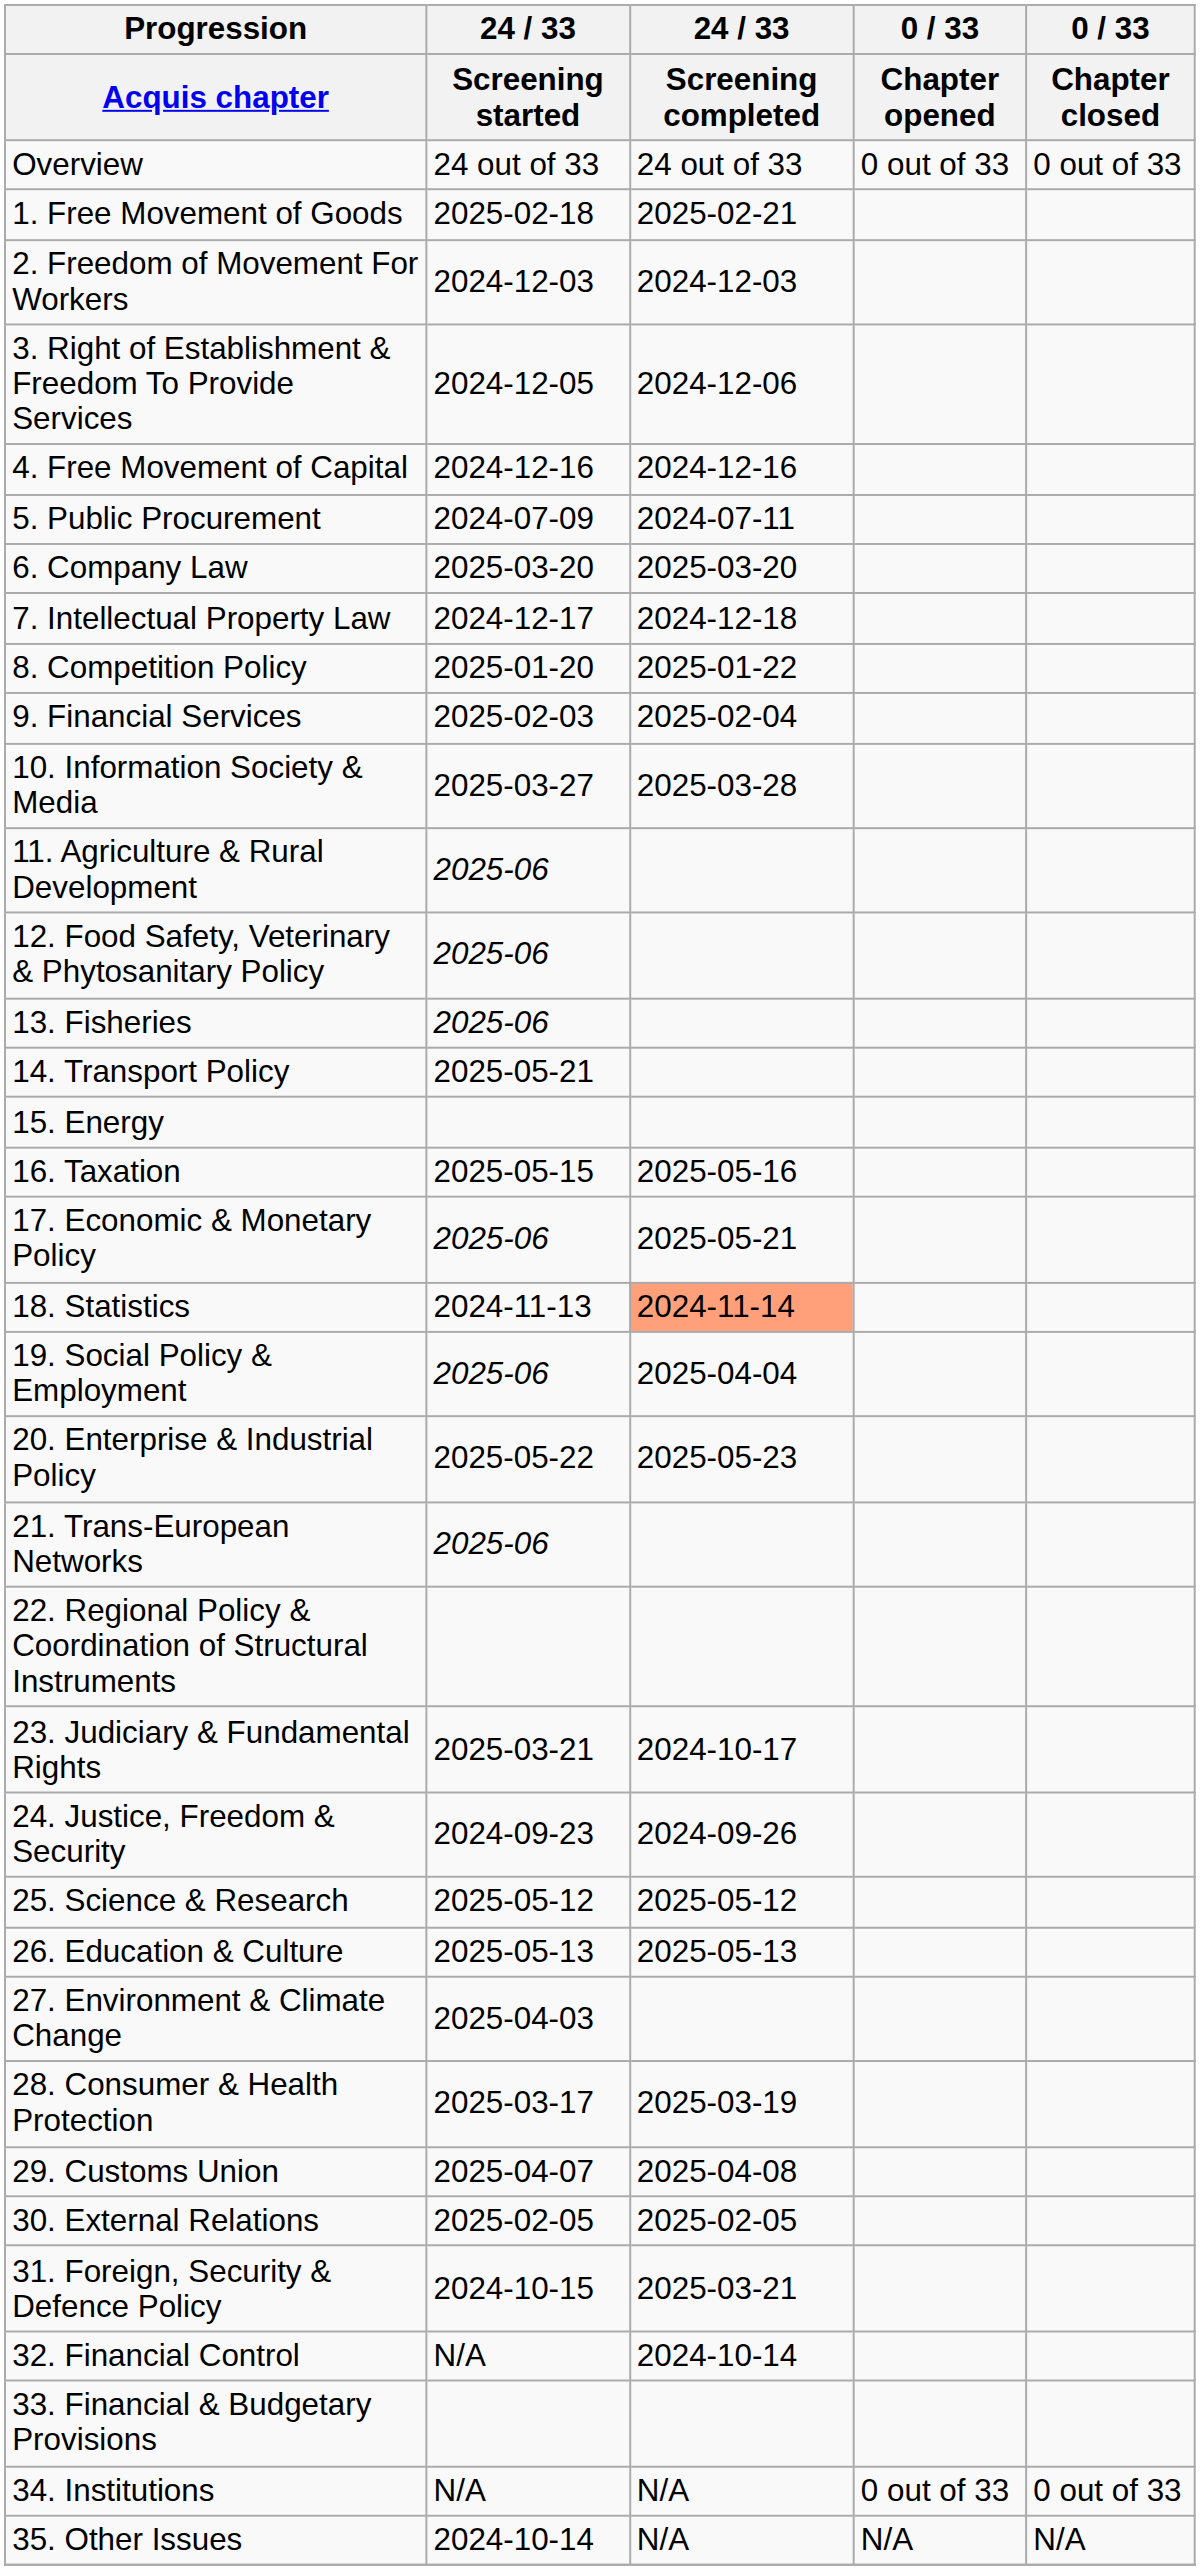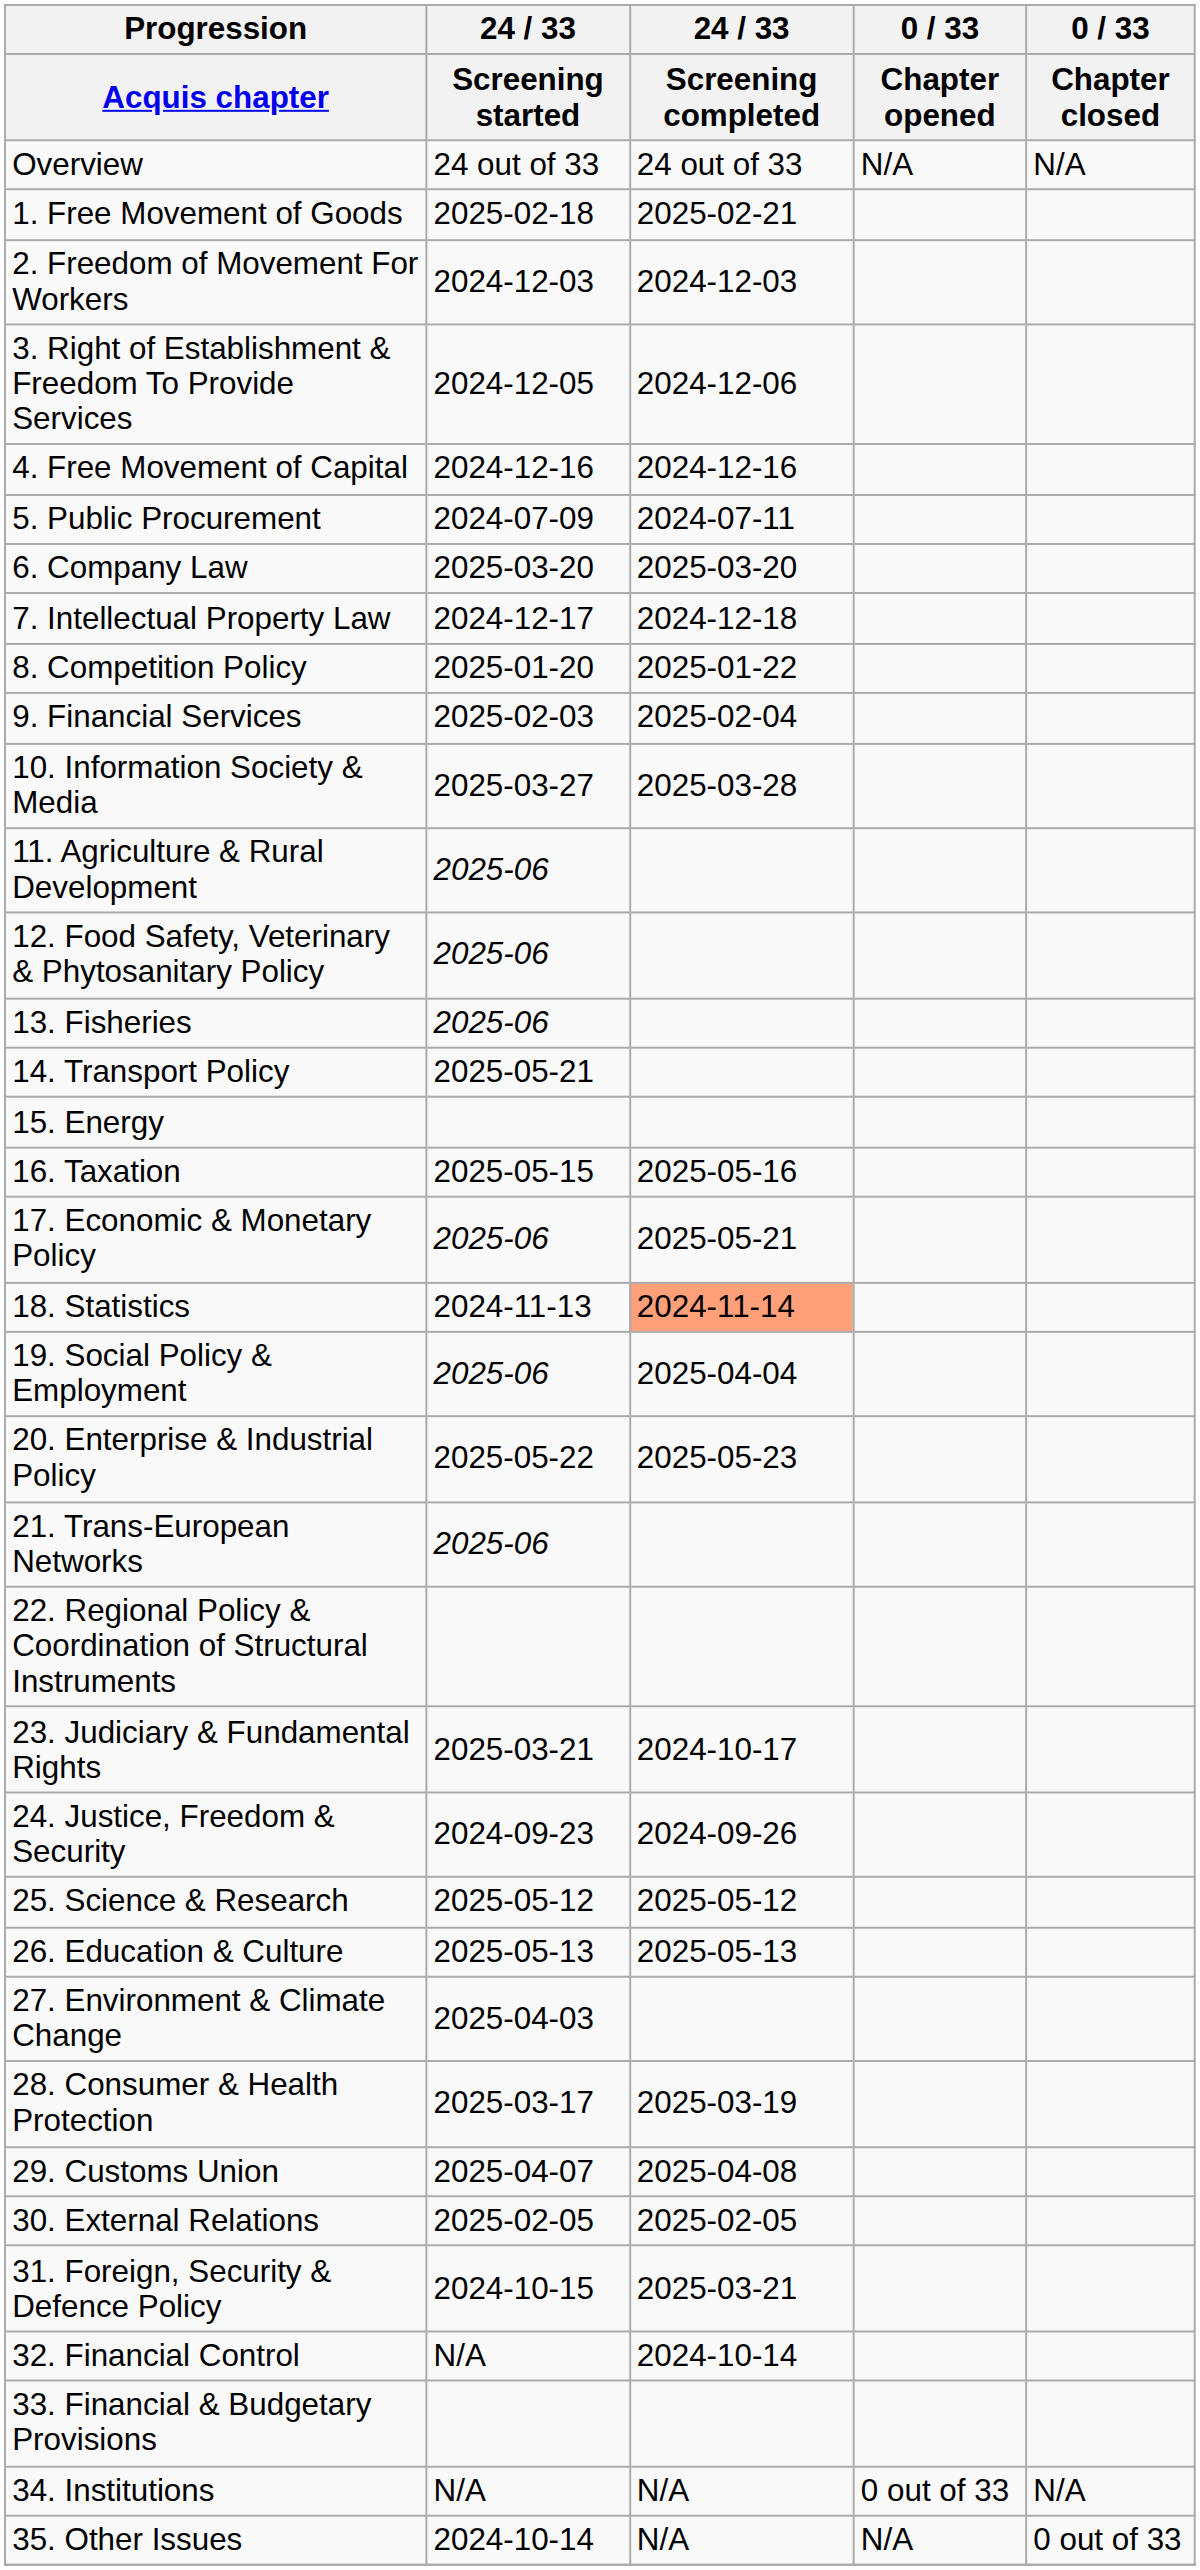(935, 164) 0 out of 33 -> (887, 164) N/A
(1107, 164) 0 out of 33 -> (1059, 164) N/A
(1107, 2490) 0 out of 33 -> (1059, 2490) N/A
(1059, 2539) N/A -> (1107, 2539) 0 out of 33
